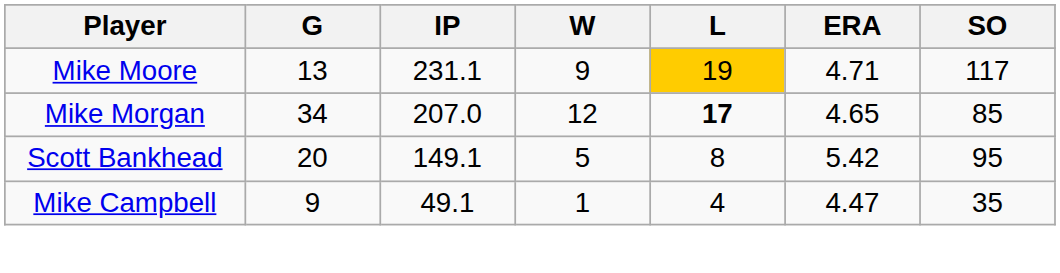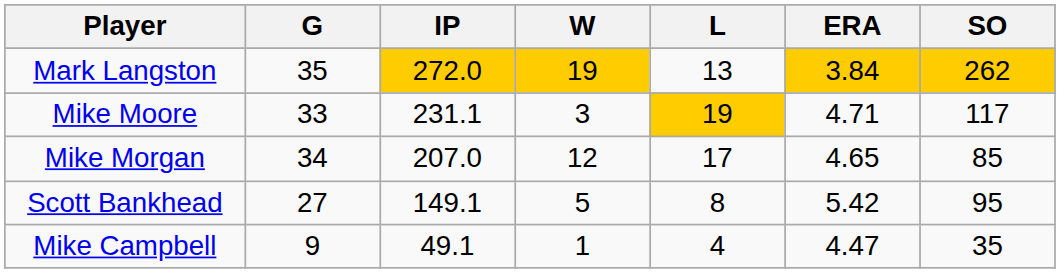+ row: (125, 70)
(312, 70) 13 -> (312, 114) 33
(582, 70) 9 -> (582, 114) 3
(717, 114) bold -> (717, 158) normal
(312, 158) 20 -> (312, 202) 27
